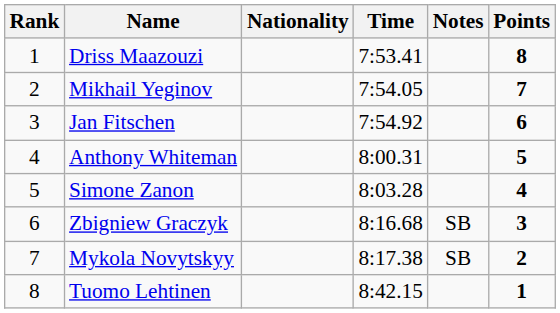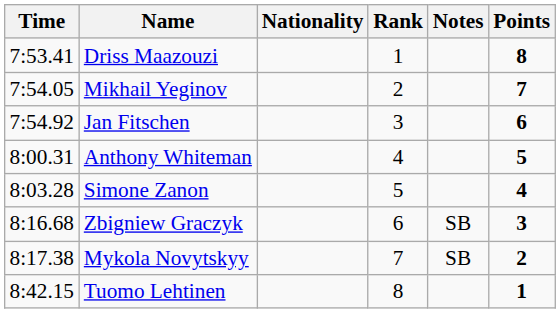columns swapped: (34, 21) <-> (391, 21)
